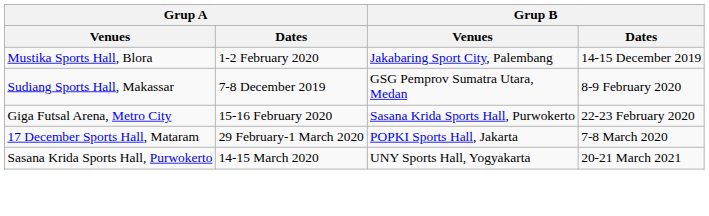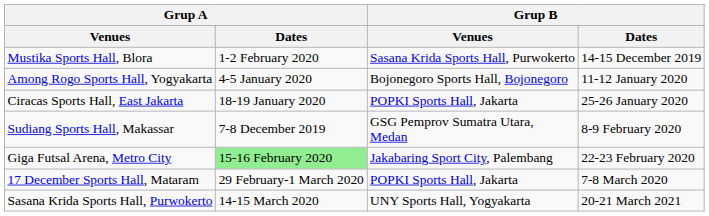(461, 57) Jakabaring Sport City, Palembang -> (472, 57) Sasana Krida Sports Hall, Purwokerto
+ row: (110, 79)
+ row: (95, 100)
(275, 115) no background -> (275, 158) lightgreen background
(472, 115) Sasana Krida Sports Hall, Purwokerto -> (461, 158) Jakabaring Sport City, Palembang
